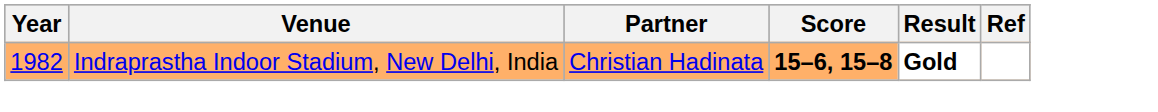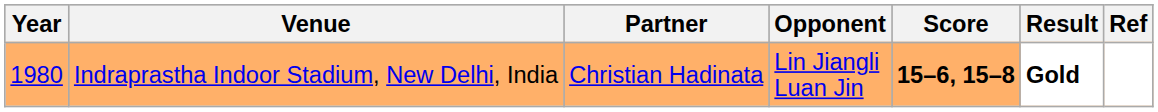+ column: (830, 24)
(37, 61) 1982 -> (37, 74) 1980
